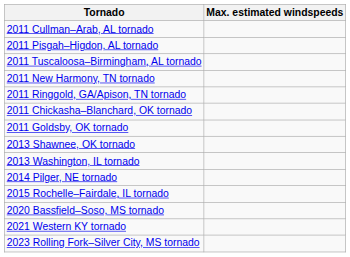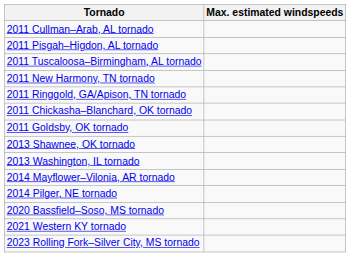+ row: (91, 177)
- row: (88, 194)
